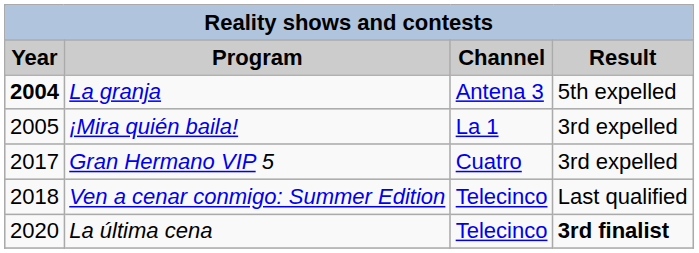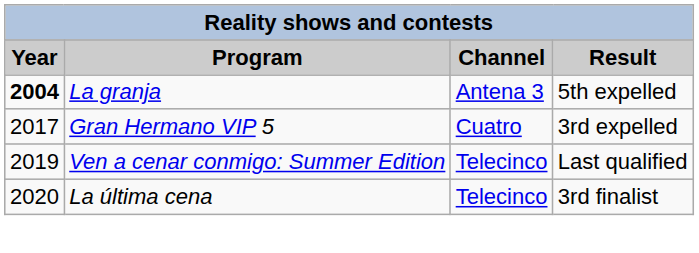- row: (154, 127)
(34, 197) 2018 -> (34, 162) 2019
(613, 231) bold -> (608, 197) normal
